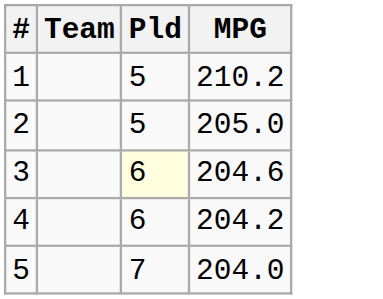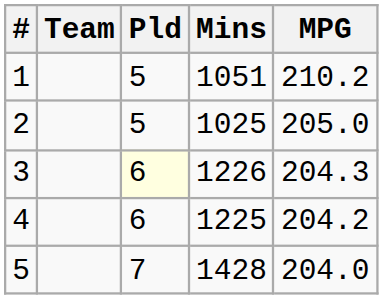+ column: (231, 29)
(240, 173) 204.6 -> (325, 173) 204.3
